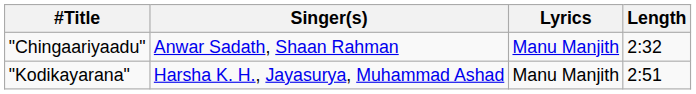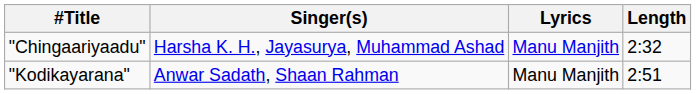(276, 46) Anwar Sadath, Shaan Rahman -> (329, 46) Harsha K. H., Jayasurya, Muhammad Ashad
(329, 74) Harsha K. H., Jayasurya, Muhammad Ashad -> (276, 74) Anwar Sadath, Shaan Rahman
